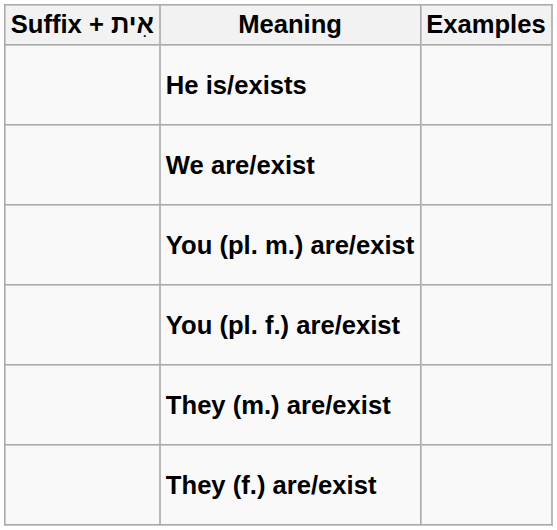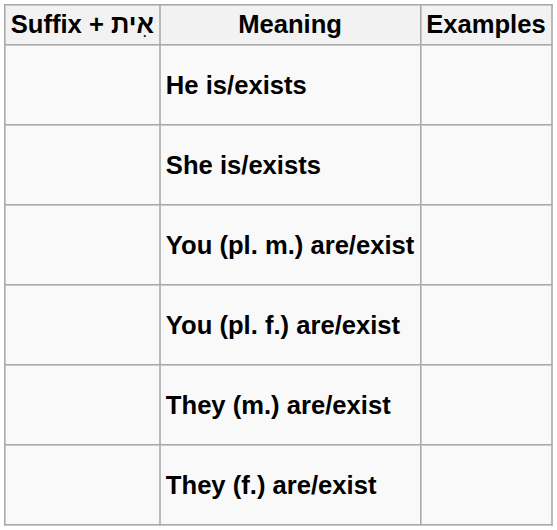+ row: (243, 165)
- row: (240, 165)
